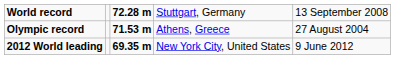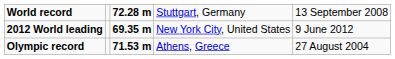rows swapped: (45, 29) <-> (55, 46)
